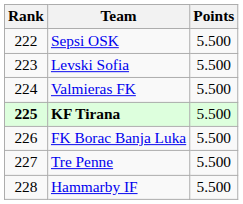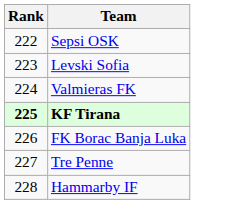- column: (214, 16)
